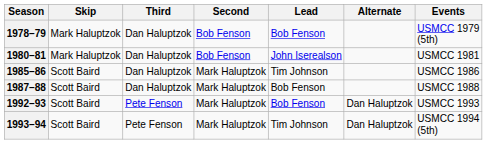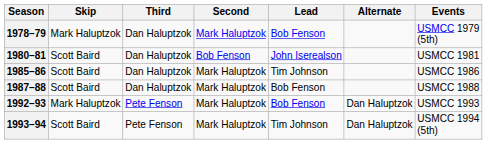(223, 34) Bob Fenson -> (231, 34) Mark Haluptzok
(86, 55) Mark Haluptzok -> (75, 55) Scott Baird
(75, 103) Scott Baird -> (86, 103) Mark Haluptzok
